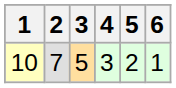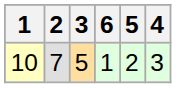columns swapped: (107, 24) <-> (157, 24)
